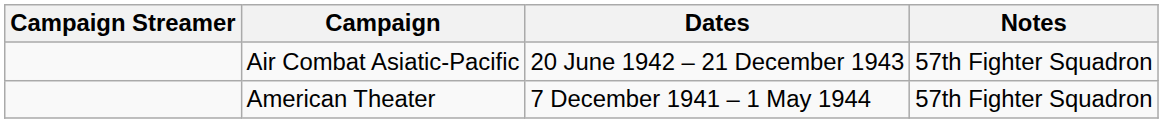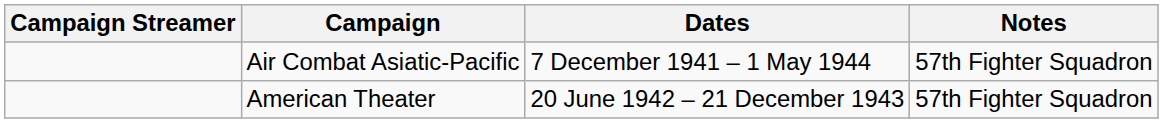(717, 61) 20 June 1942 – 21 December 1943 -> (701, 61) 7 December 1941 – 1 May 1944
(701, 99) 7 December 1941 – 1 May 1944 -> (717, 99) 20 June 1942 – 21 December 1943
